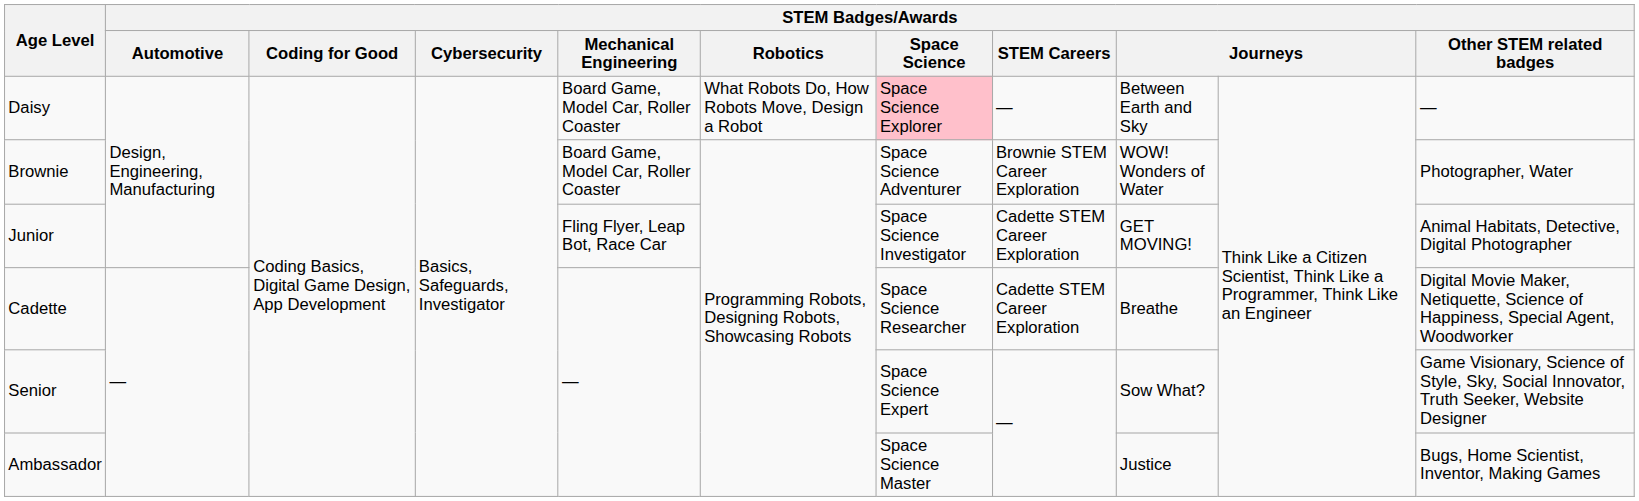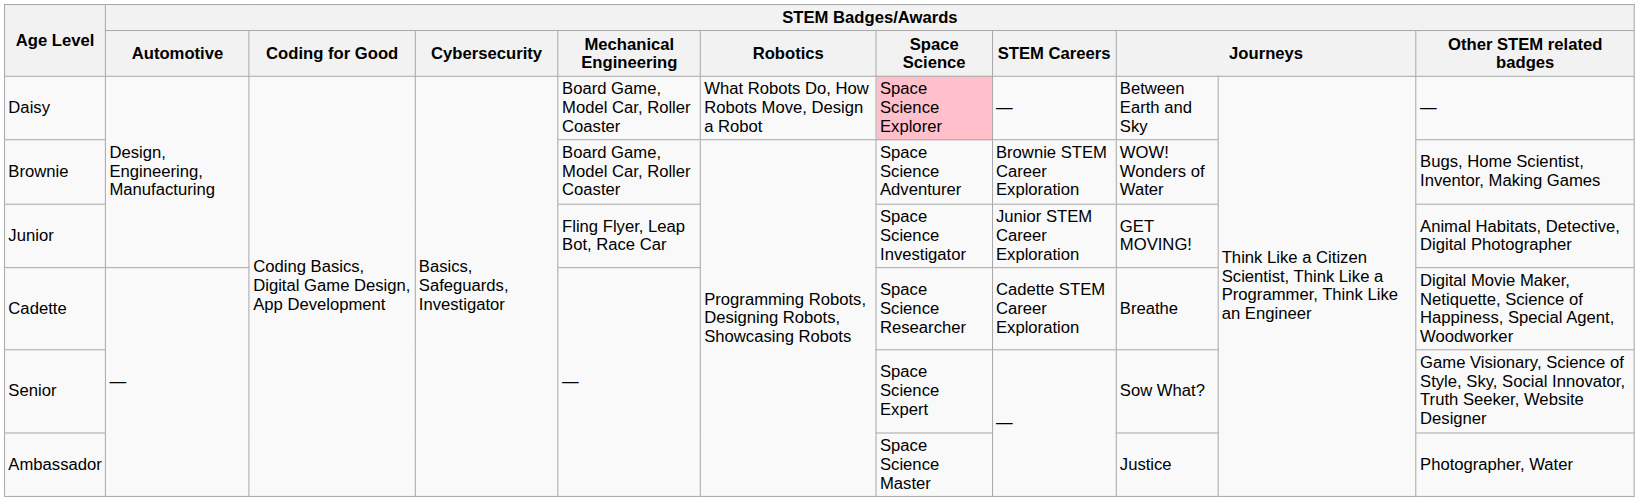(1497, 171) Photographer, Water -> (1510, 171) Bugs, Home Scientist, Inventor, Making Games
(1051, 235) Cadette STEM Career Exploration -> (1044, 235) Junior STEM Career Exploration
(1510, 464) Bugs, Home Scientist, Inventor, Making Games -> (1497, 464) Photographer, Water
